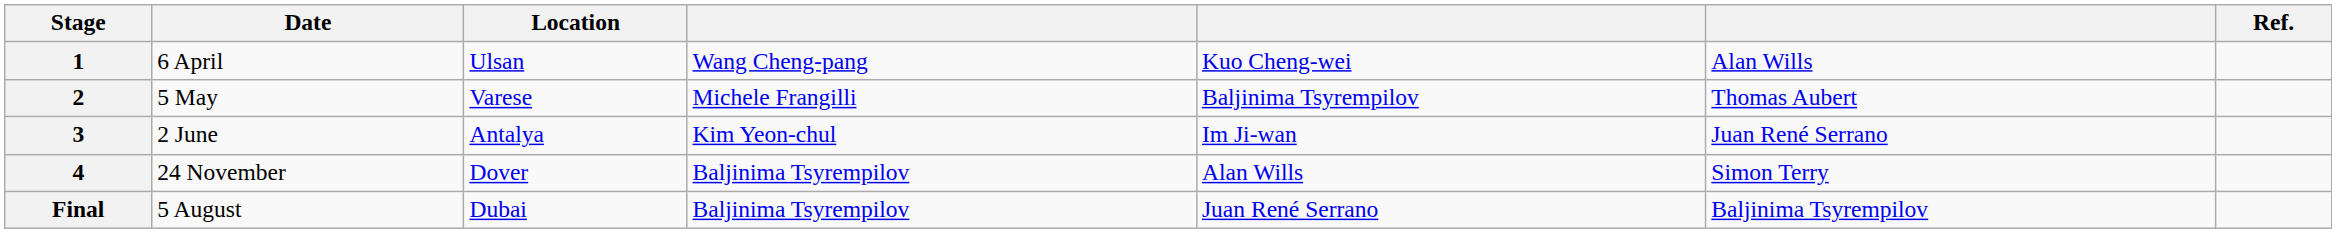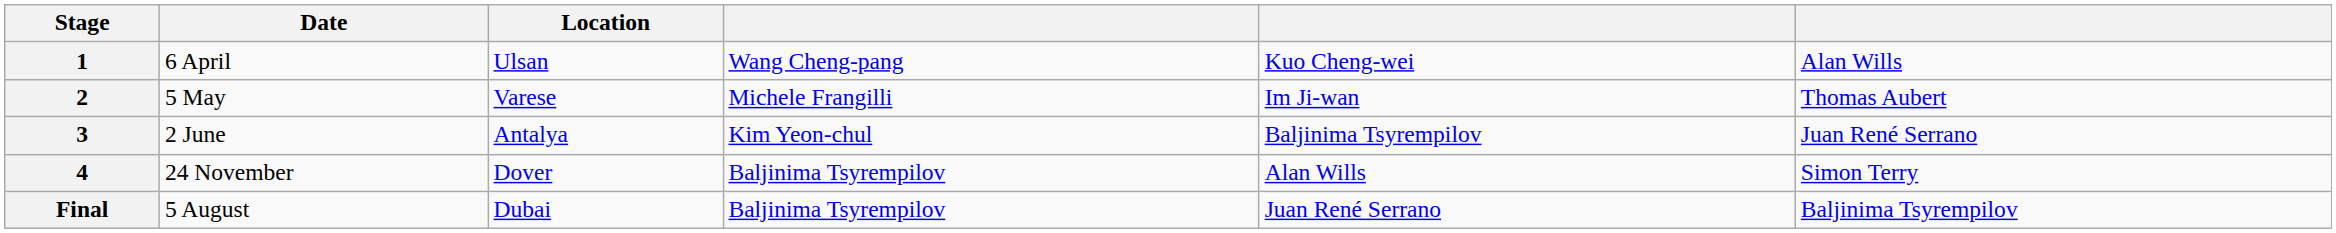- column: (2274, 23)
(1310, 97) Baljinima Tsyrempilov -> (1312, 97) Im Ji-wan
(1249, 135) Im Ji-wan -> (1373, 135) Baljinima Tsyrempilov
